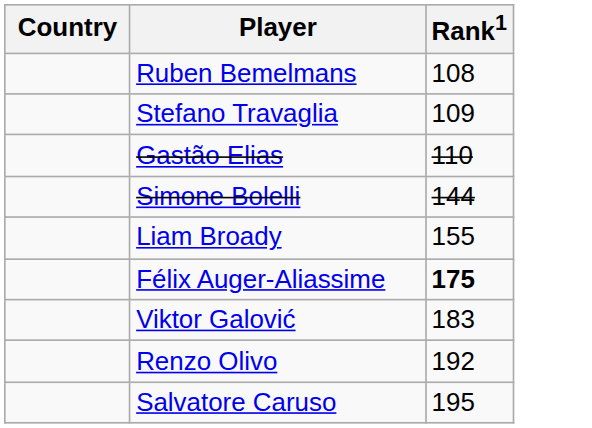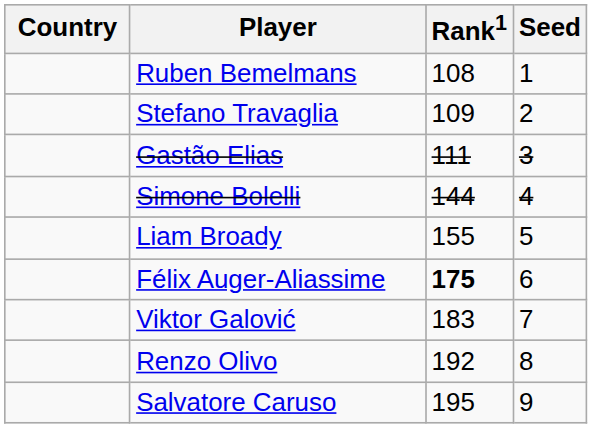+ column: (550, 28)
(452, 155) 110 -> (451, 155) 111
